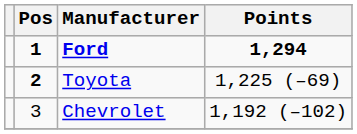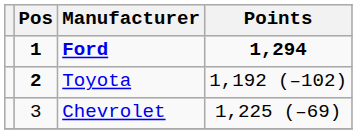(278, 82) 1,225 (–69) -> (278, 82) 1,192 (–102)
(278, 113) 1,192 (–102) -> (278, 113) 1,225 (–69)
